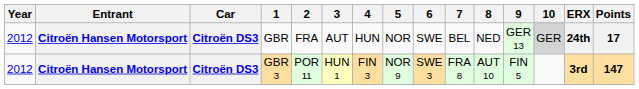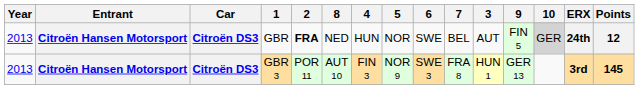columns swapped: (337, 14) <-> (488, 14)
(20, 38) 2012 -> (20, 38) 2013
(307, 38) normal -> (307, 38) bold
(518, 38) GER 13 -> (518, 38) FIN 5
(613, 38) 17 -> (613, 38) 12
(20, 69) 2012 -> (20, 69) 2013
(518, 69) FIN 5 -> (518, 69) GER 13
(613, 69) 147 -> (613, 69) 145
